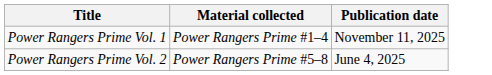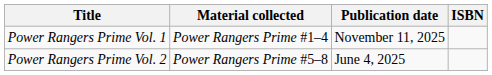+ column: (468, 15)
